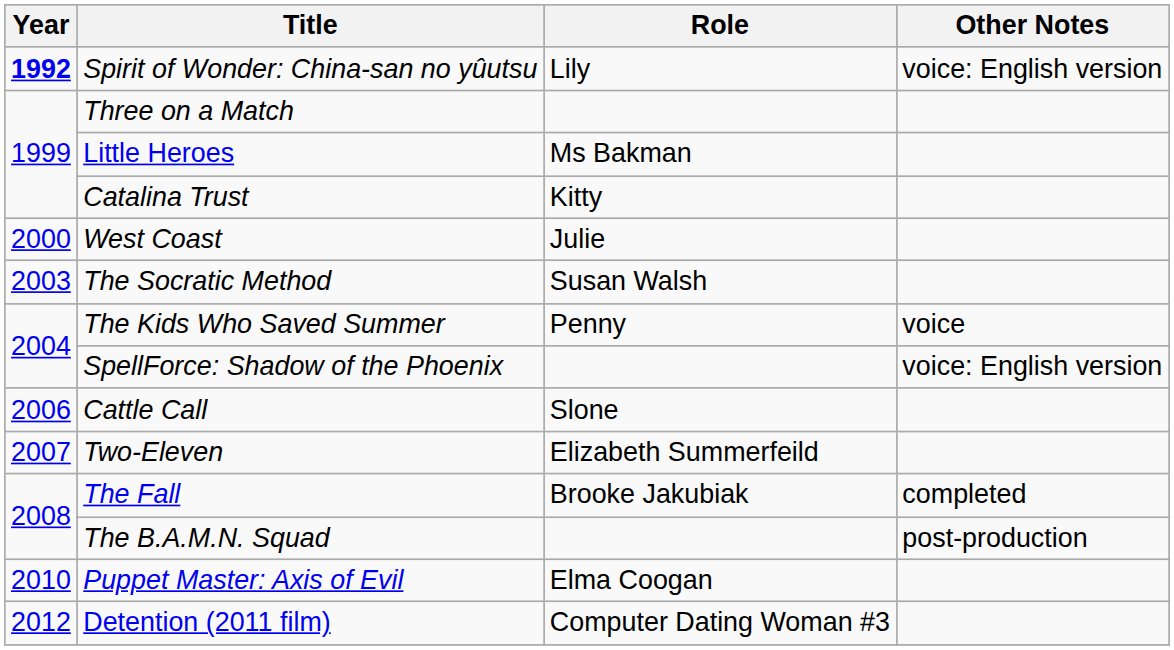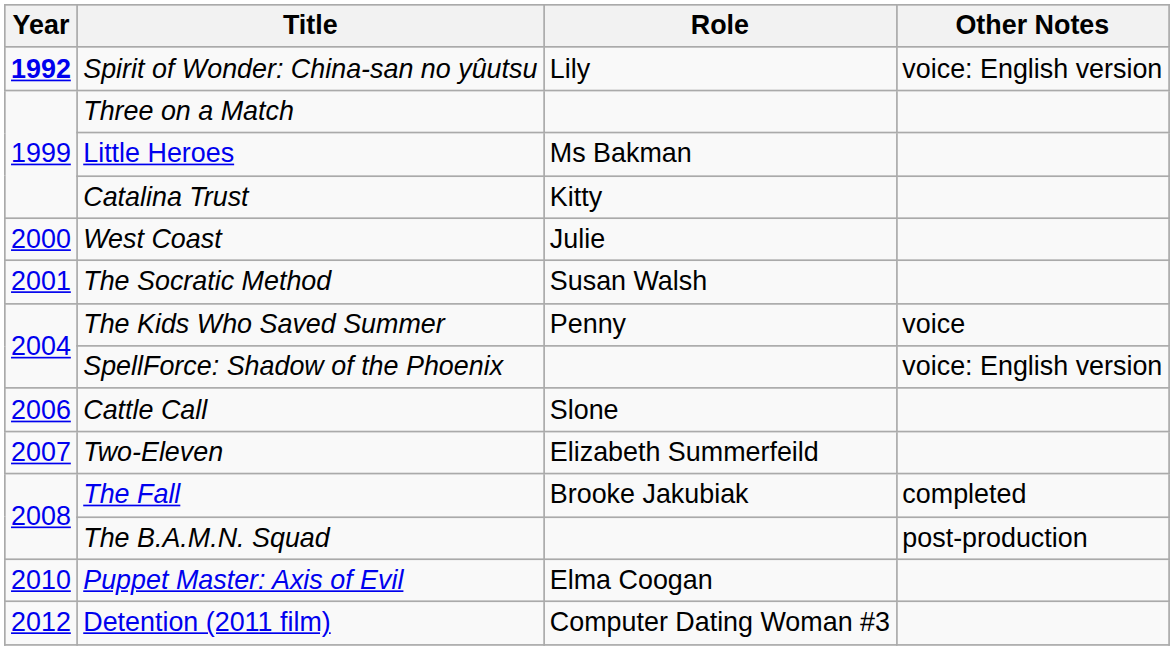(41, 281) 2003 -> (41, 281) 2001
